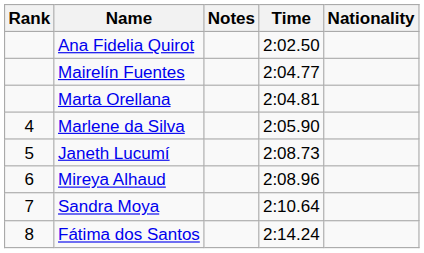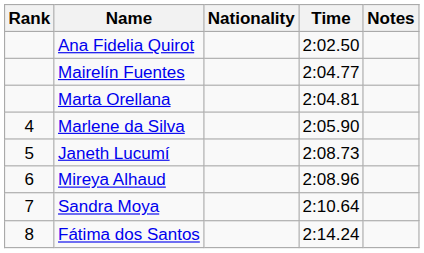columns swapped: (371, 18) <-> (231, 18)
